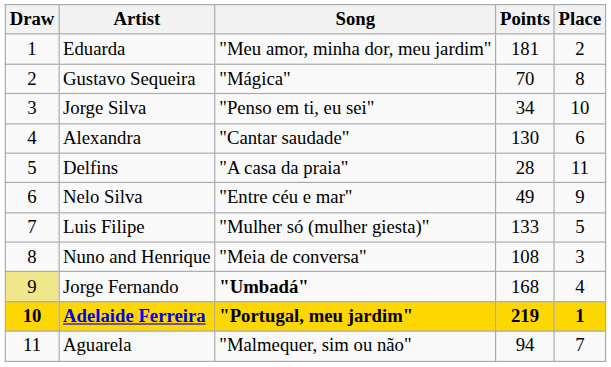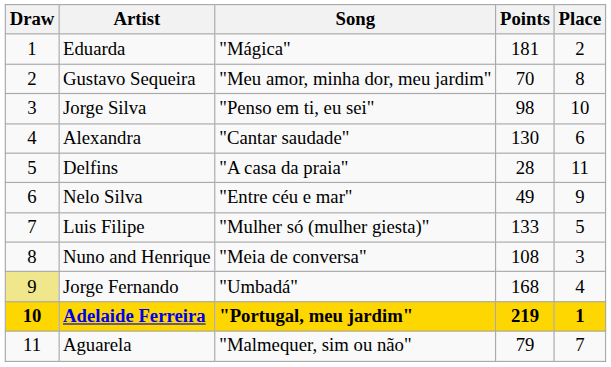(355, 49) "Meu amor, minha dor, meu jardim" -> (255, 49) "Mágica"
(255, 78) "Mágica" -> (355, 78) "Meu amor, minha dor, meu jardim"
(525, 108) 34 -> (525, 108) 98
(264, 286) bold -> (259, 286) normal
(525, 345) 94 -> (525, 345) 79
